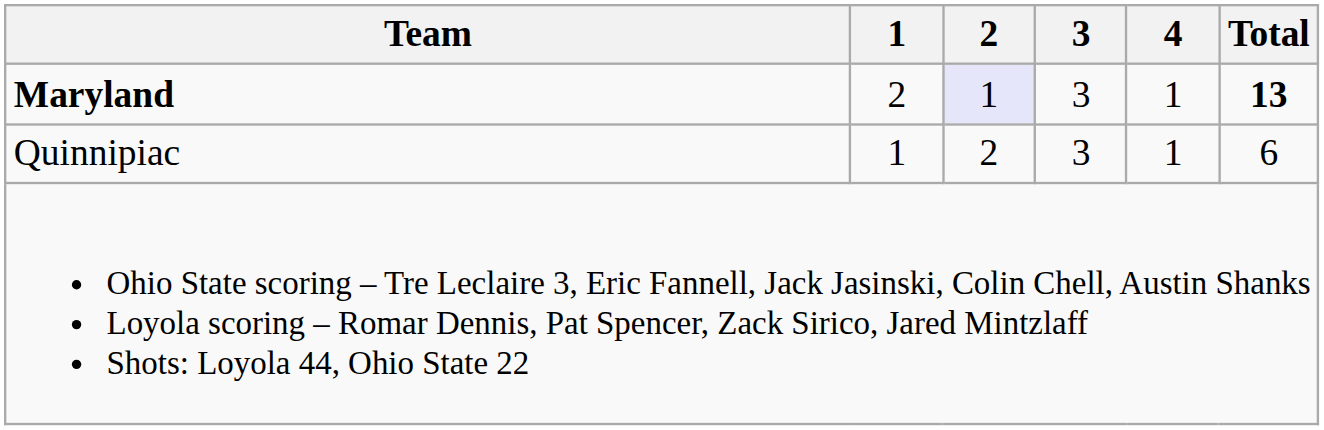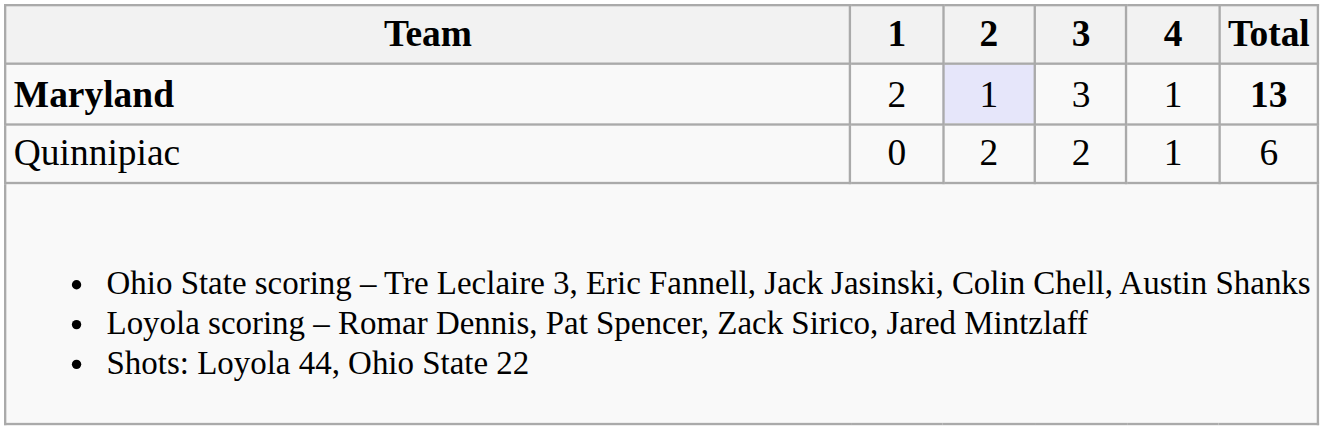(897, 152) 1 -> (897, 152) 0
(1081, 152) 3 -> (1081, 152) 2
